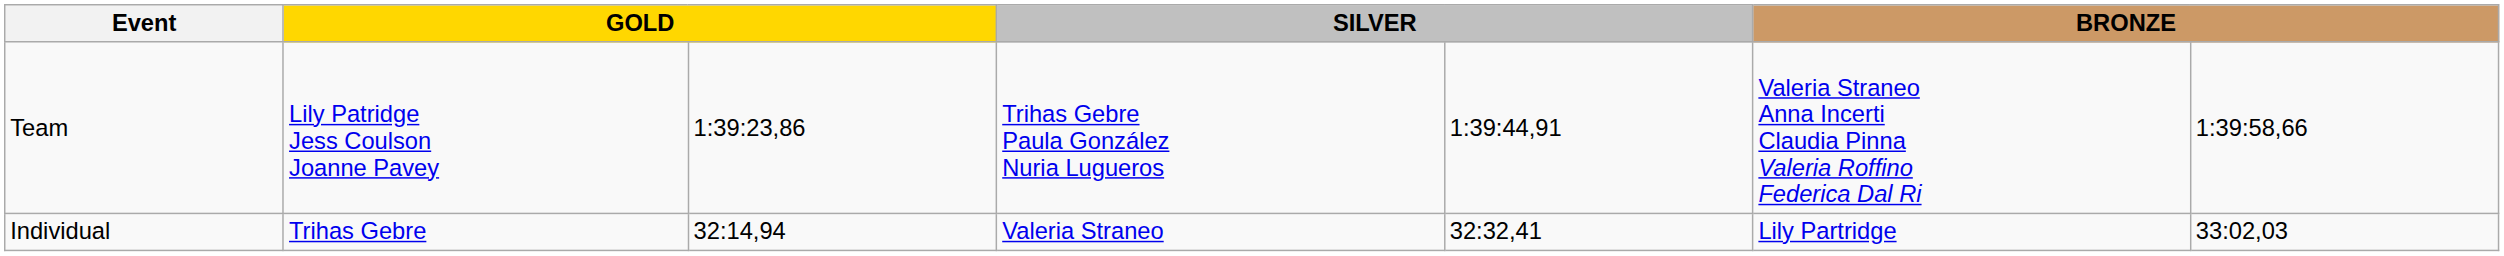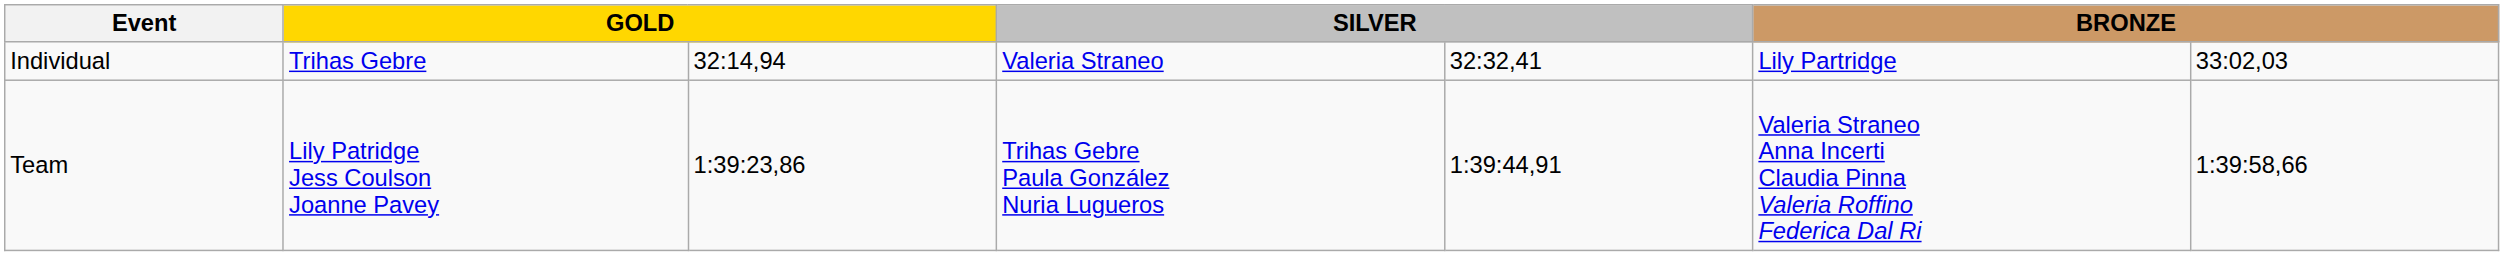rows swapped: (60, 231) <-> (39, 127)
